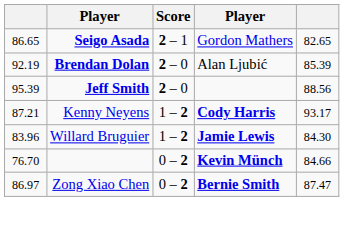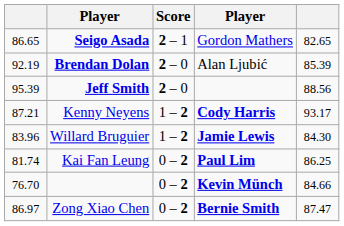+ row: (106, 160)
